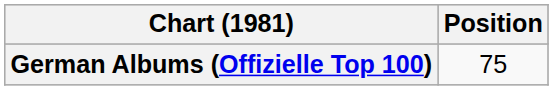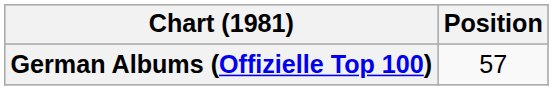(493, 64) 75 -> (493, 64) 57
